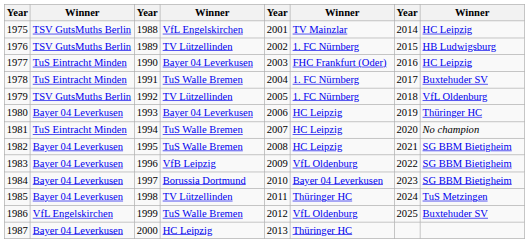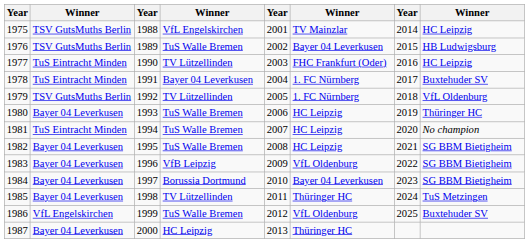(198, 46) TV Lützellinden -> (203, 46) TuS Walle Bremen
(326, 46) 1. FC Nürnberg -> (338, 46) Bayer 04 Leverkusen
(208, 63) Bayer 04 Leverkusen -> (198, 63) TV Lützellinden
(203, 79) TuS Walle Bremen -> (208, 79) Bayer 04 Leverkusen
(208, 113) Bayer 04 Leverkusen -> (203, 113) TuS Walle Bremen
